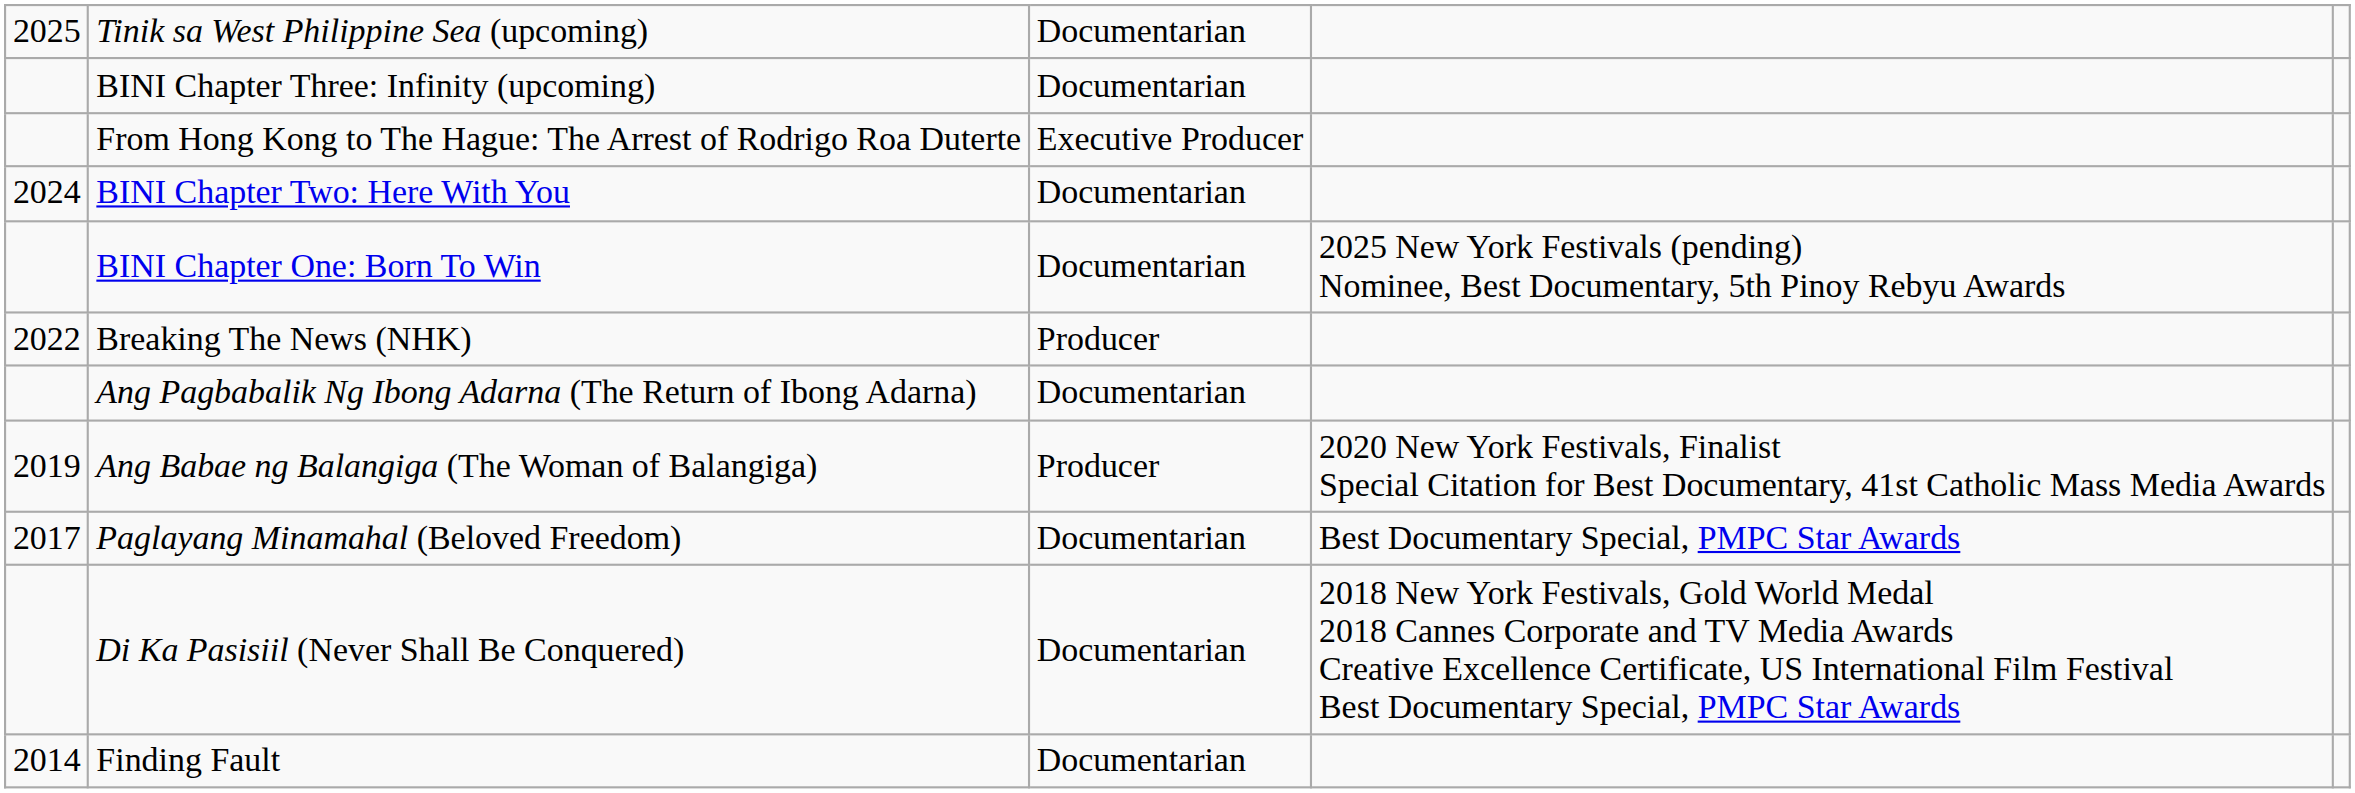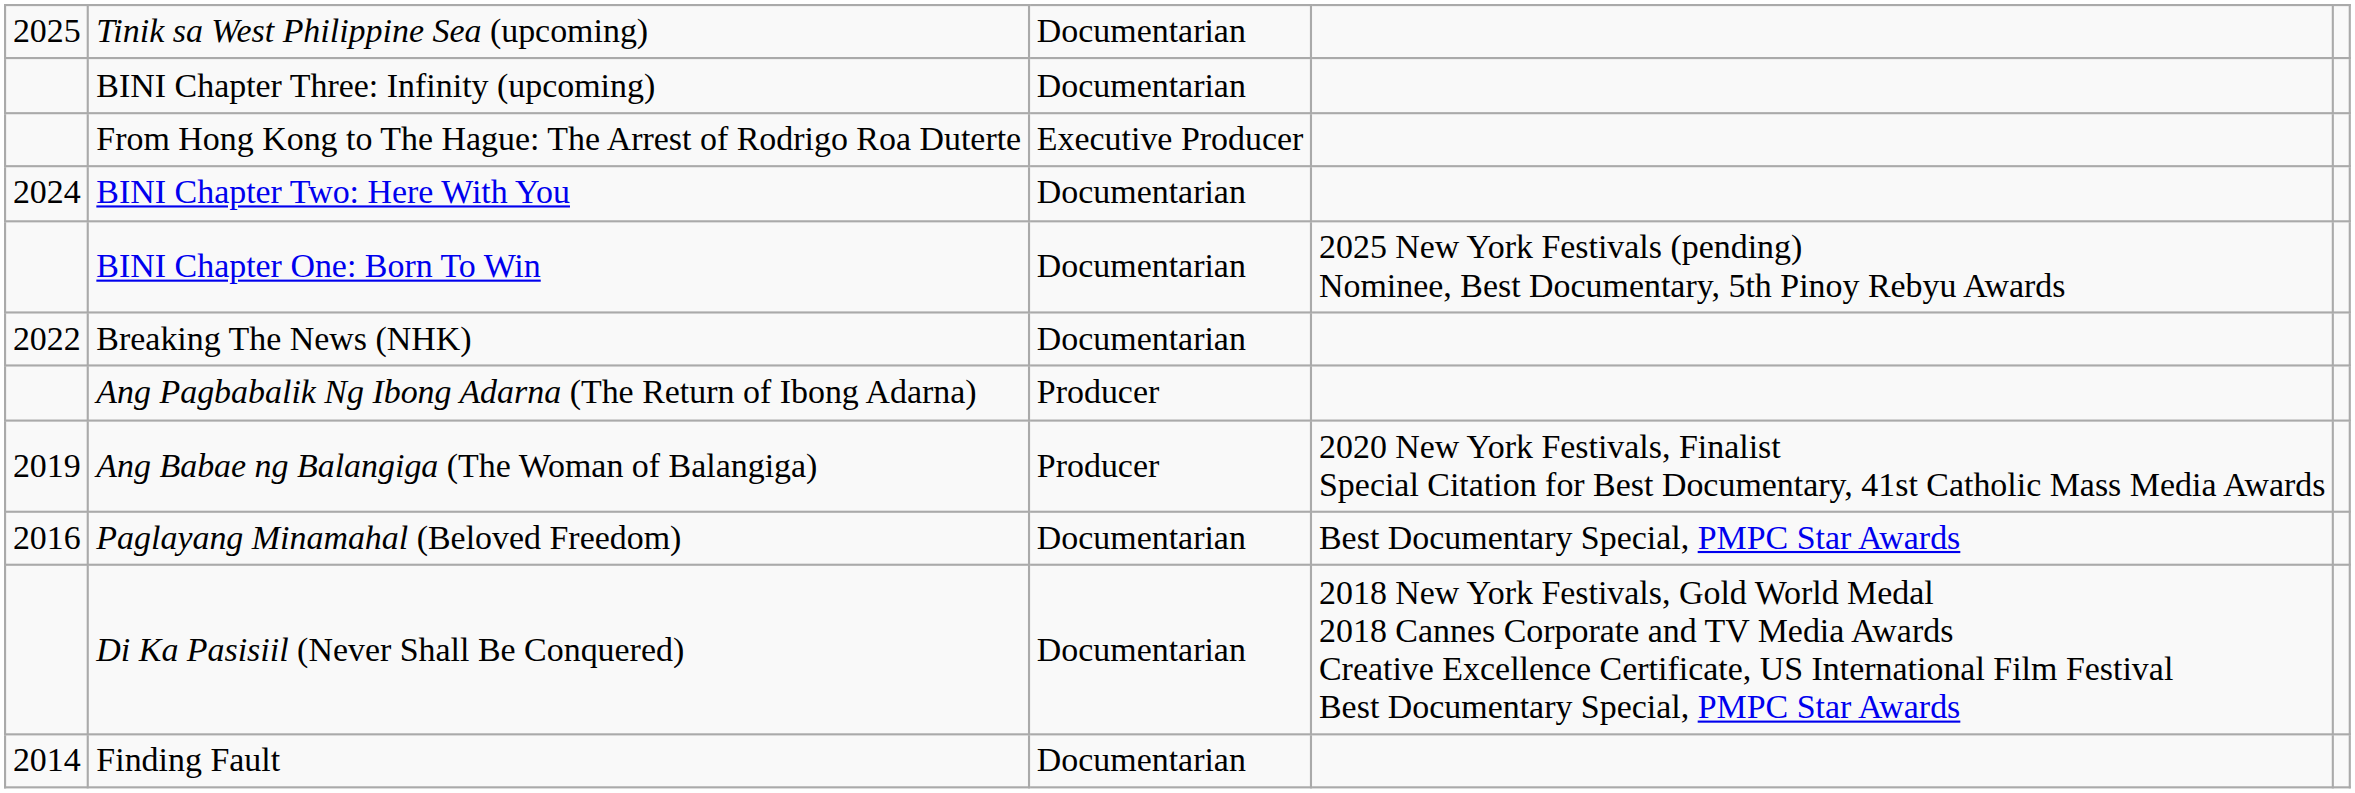(1098, 338) Producer -> (1141, 338) Documentarian
(1141, 392) Documentarian -> (1098, 392) Producer
(47, 538) 2017 -> (47, 538) 2016
